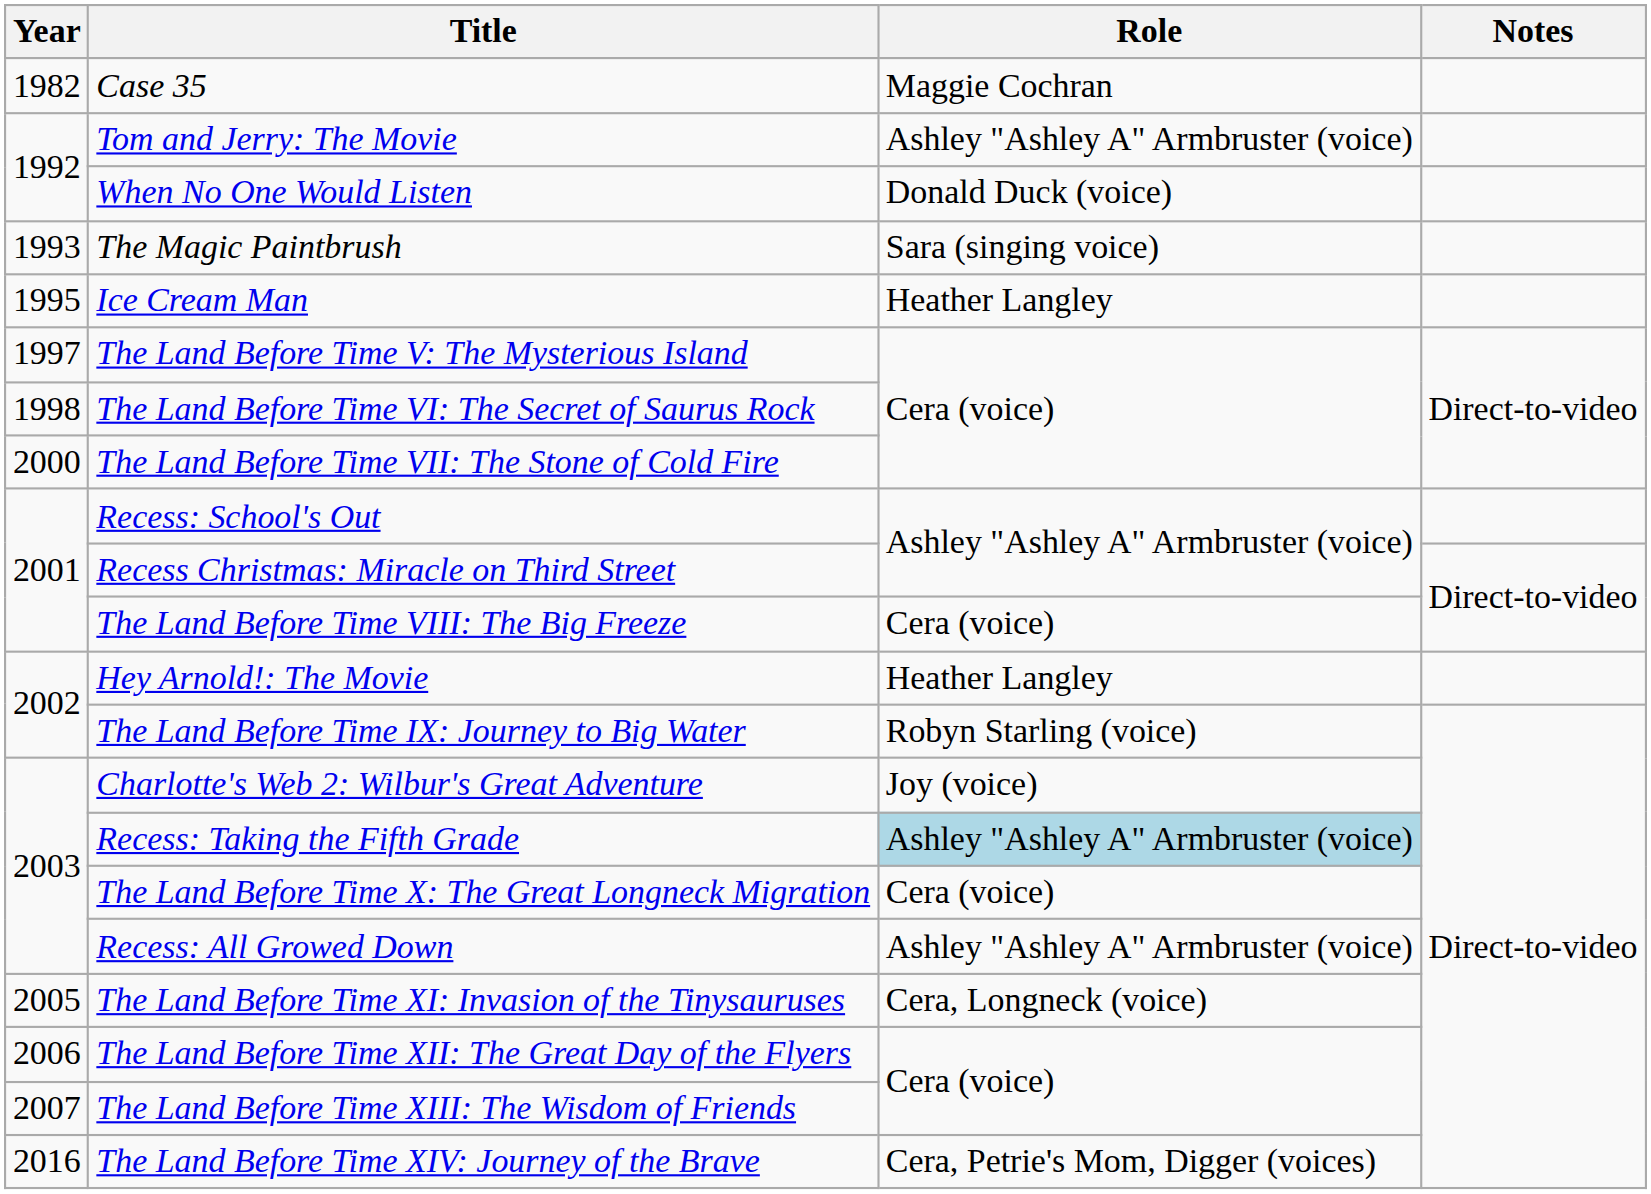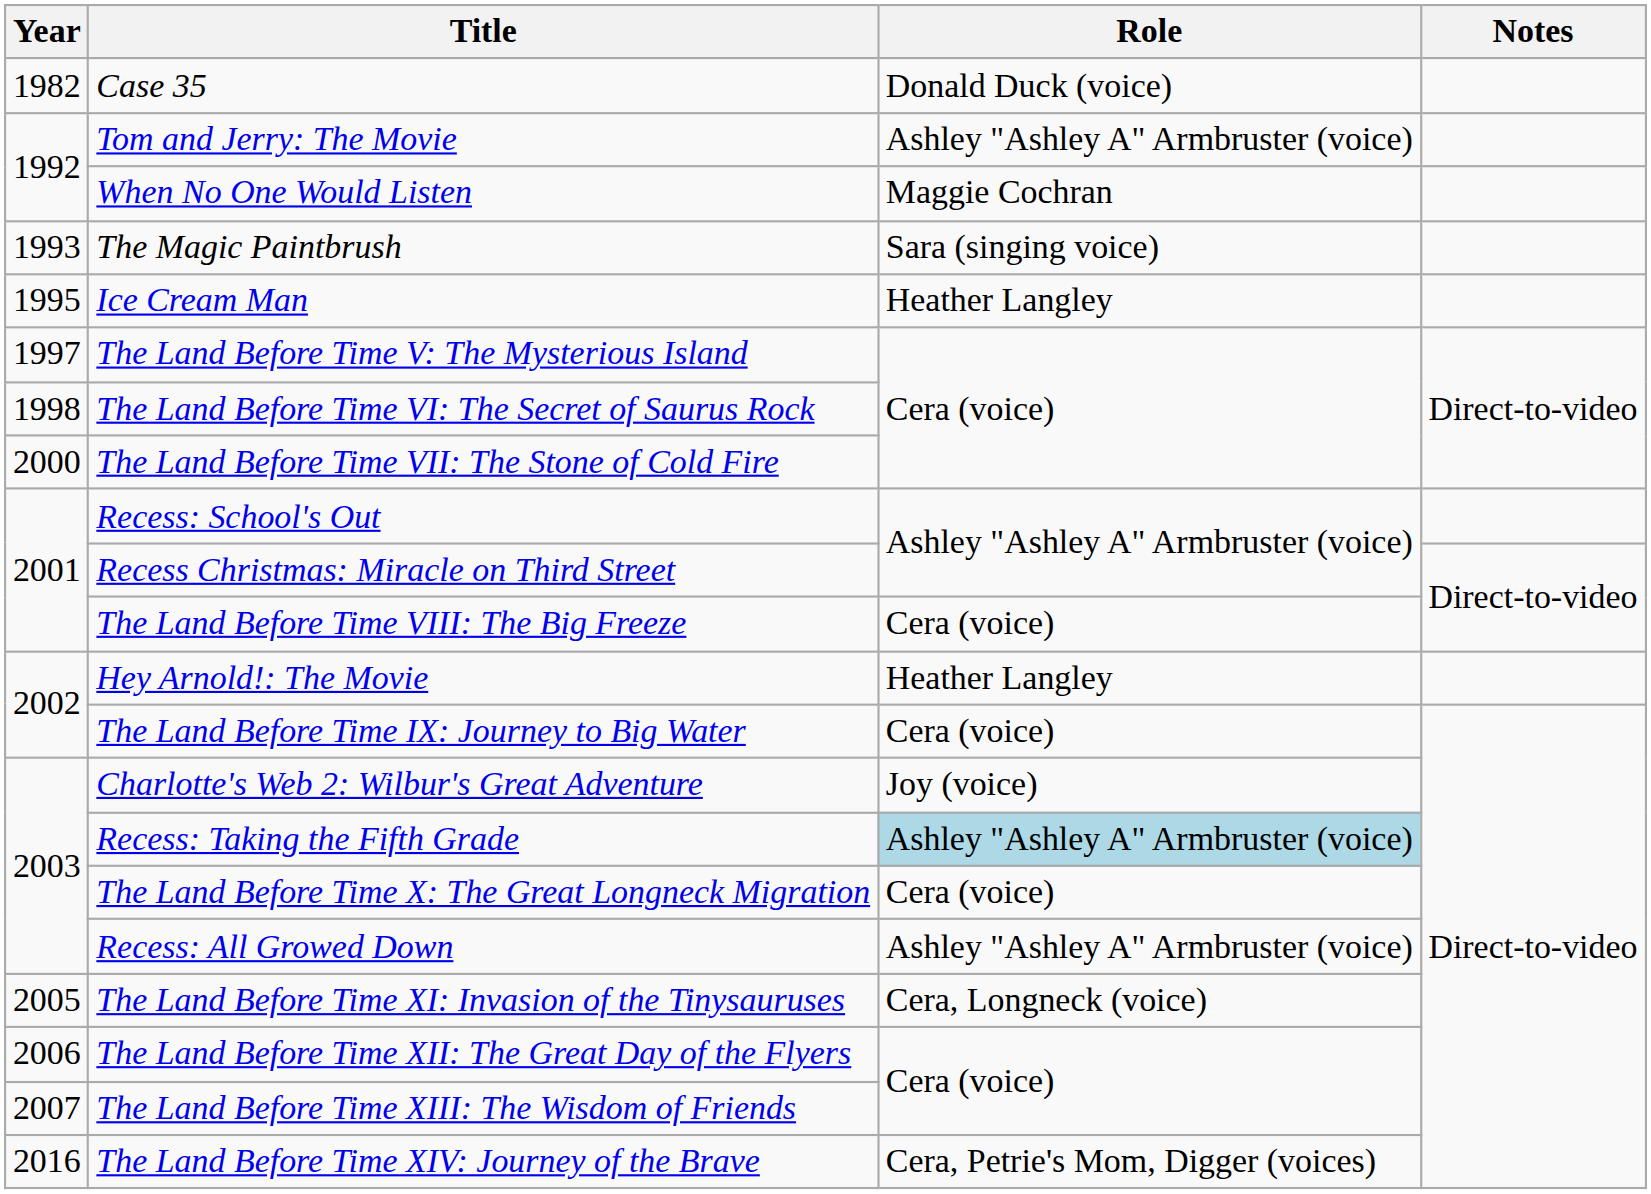(999, 85) Maggie Cochran -> (1029, 85) Donald Duck (voice)
(1029, 192) Donald Duck (voice) -> (999, 192) Maggie Cochran
(1041, 730) Robyn Starling (voice) -> (970, 730) Cera (voice)
